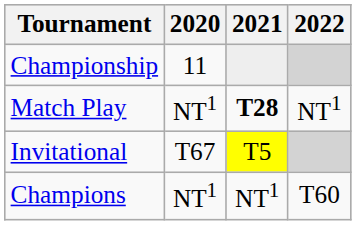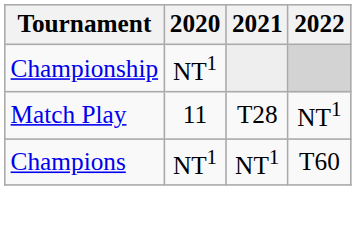(195, 64) 11 -> (195, 68) NT1
(195, 108) NT1 -> (195, 114) 11
(257, 108) bold -> (257, 114) normal
- row: (69, 151)
